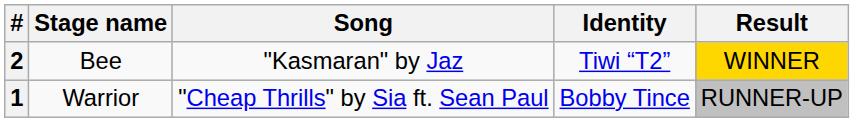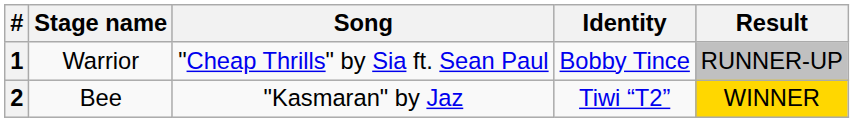rows swapped: (17, 98) <-> (17, 60)
